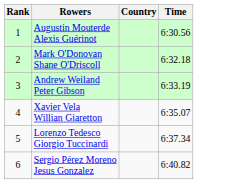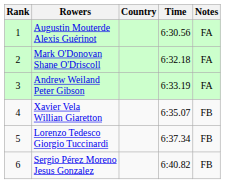+ column: (207, 12)
